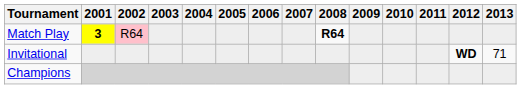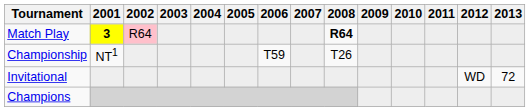+ row: (47, 55)
(466, 53) bold -> (475, 77) normal
(500, 53) 71 -> (508, 77) 72
